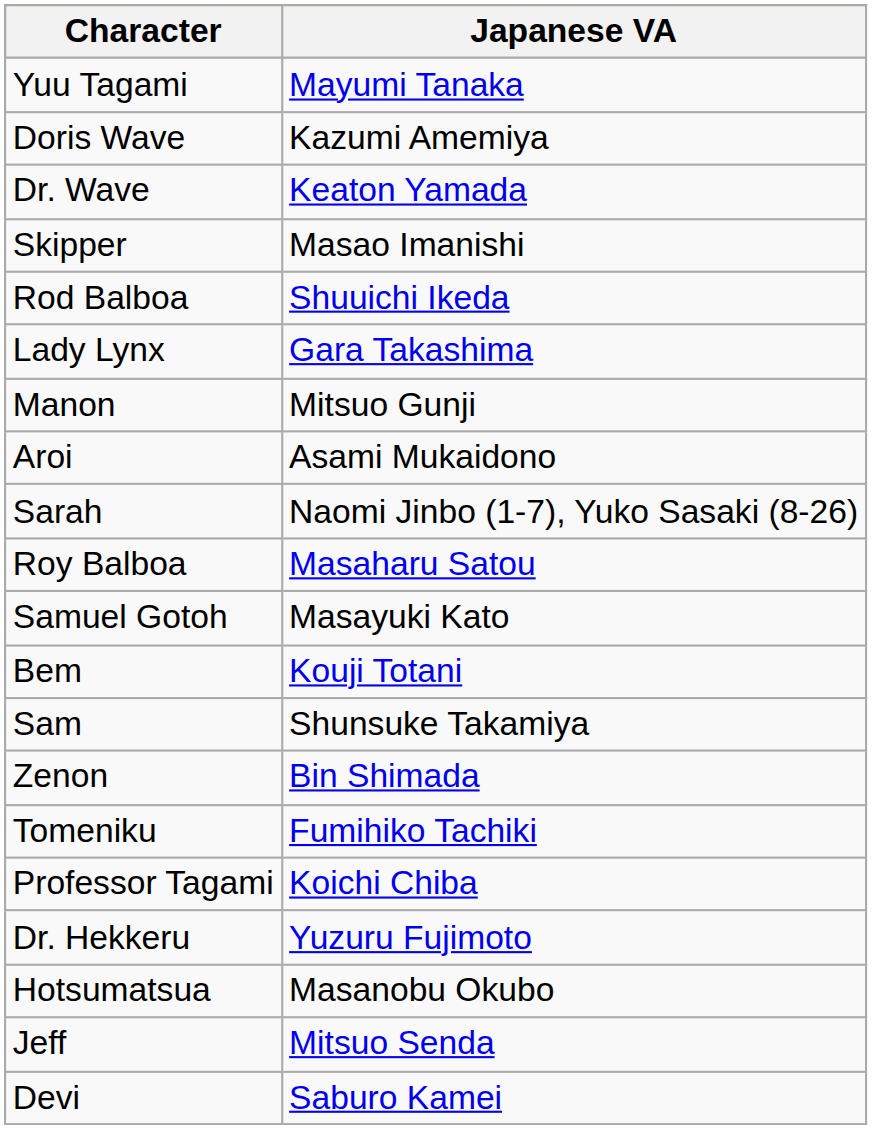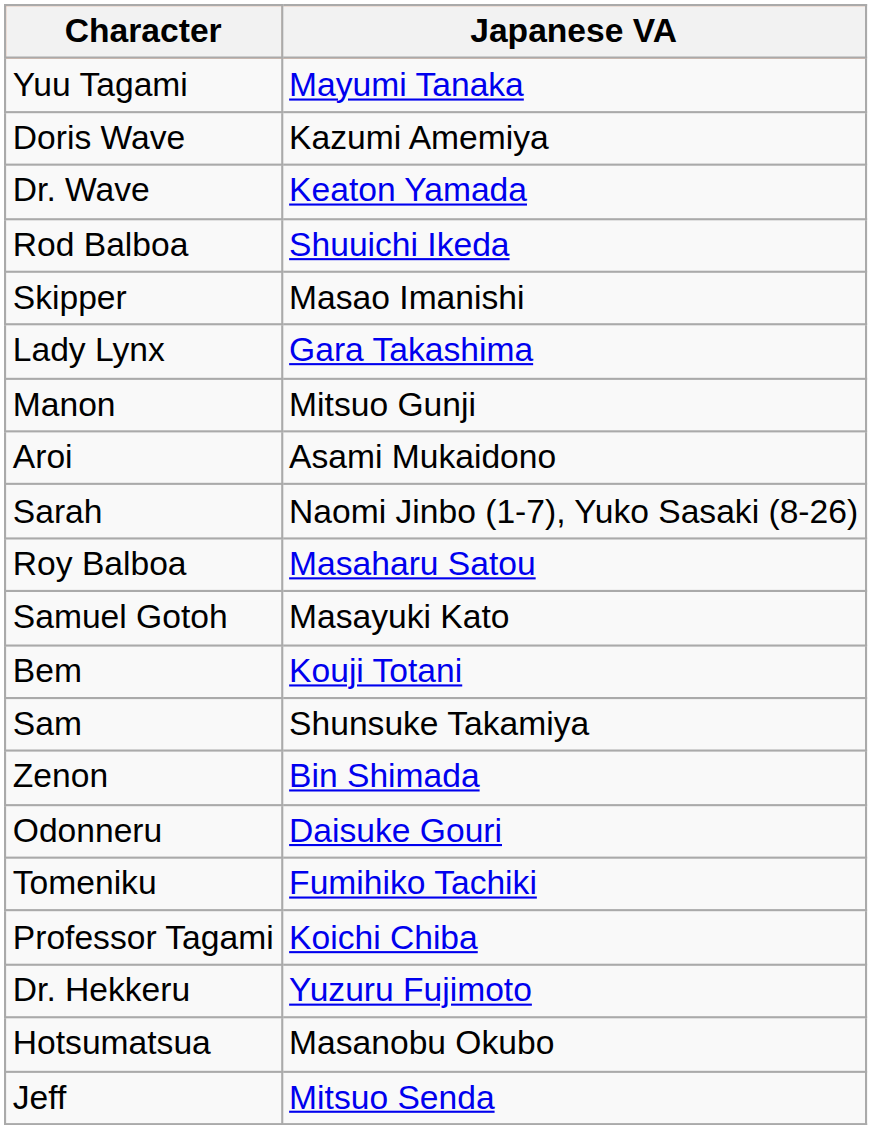rows swapped: (70, 244) <-> (101, 297)
+ row: (88, 830)
- row: (46, 1096)
